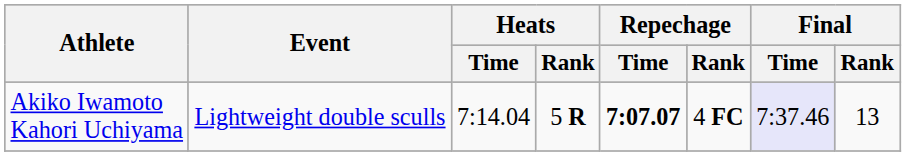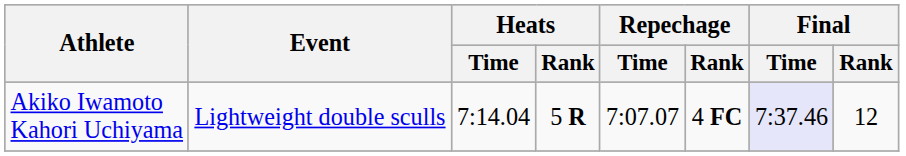(643, 116) bold -> (642, 116) normal
(867, 116) 13 -> (866, 116) 12
